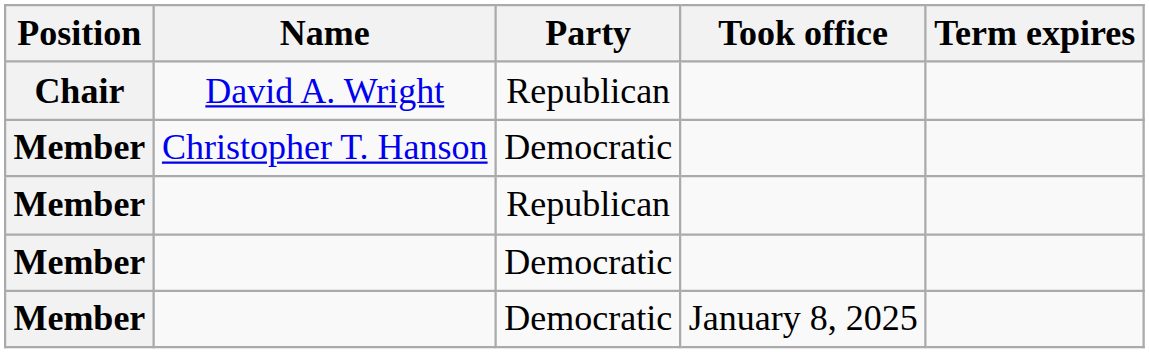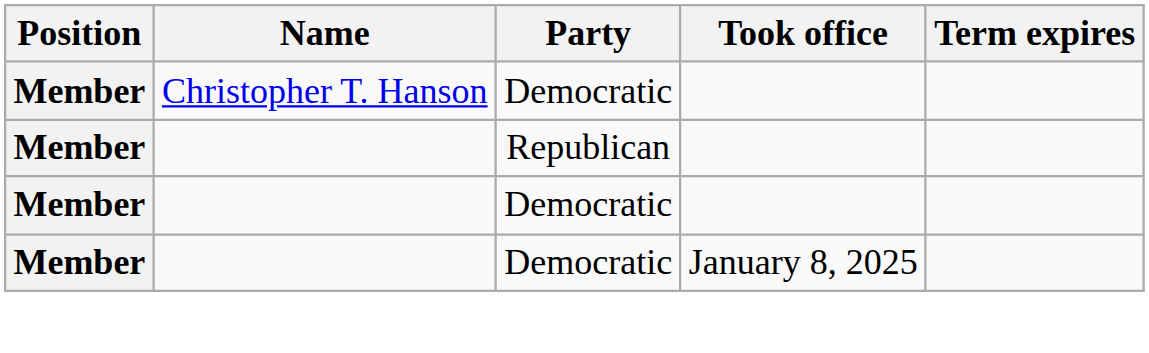- row: (325, 90)
